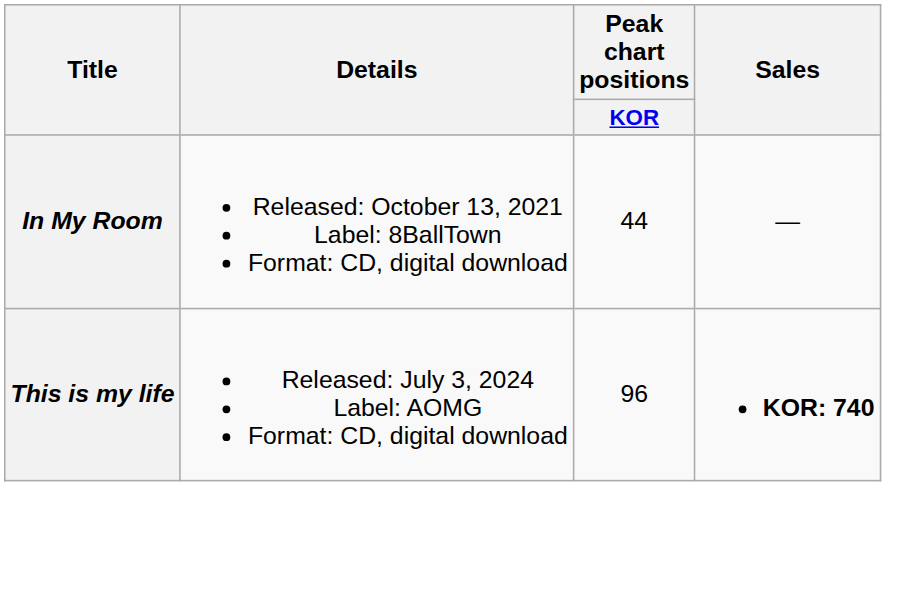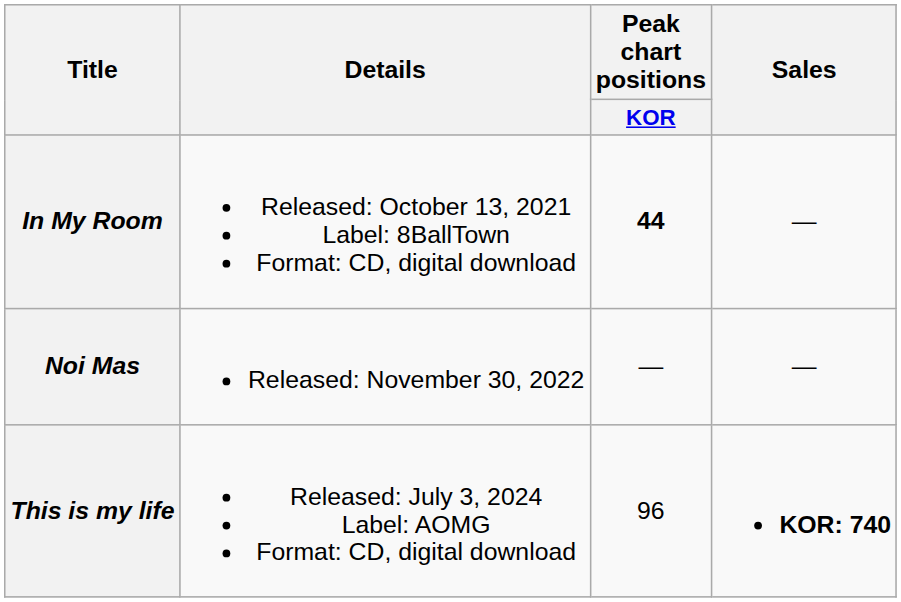(634, 221) normal -> (651, 221) bold
+ row: (92, 365)
